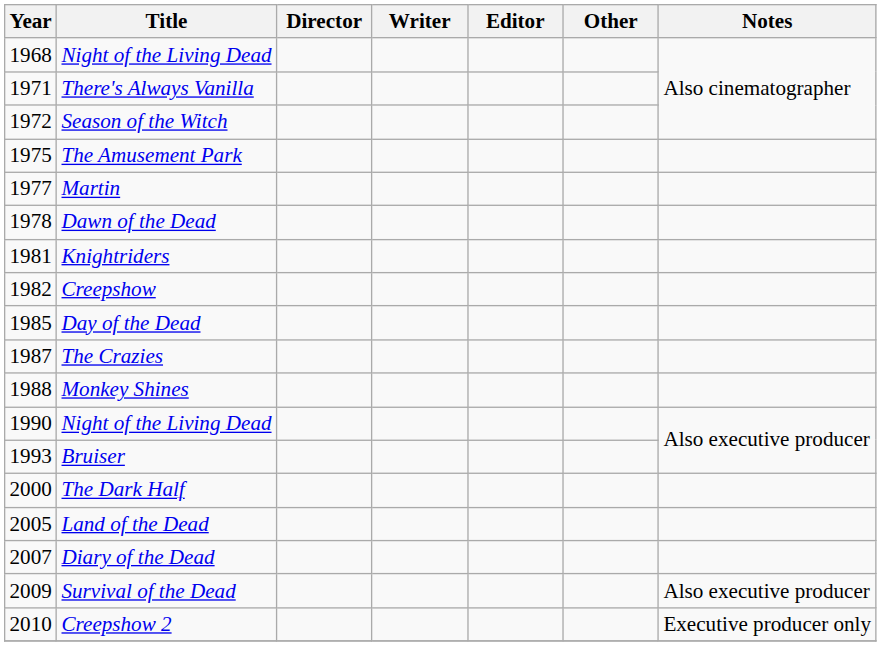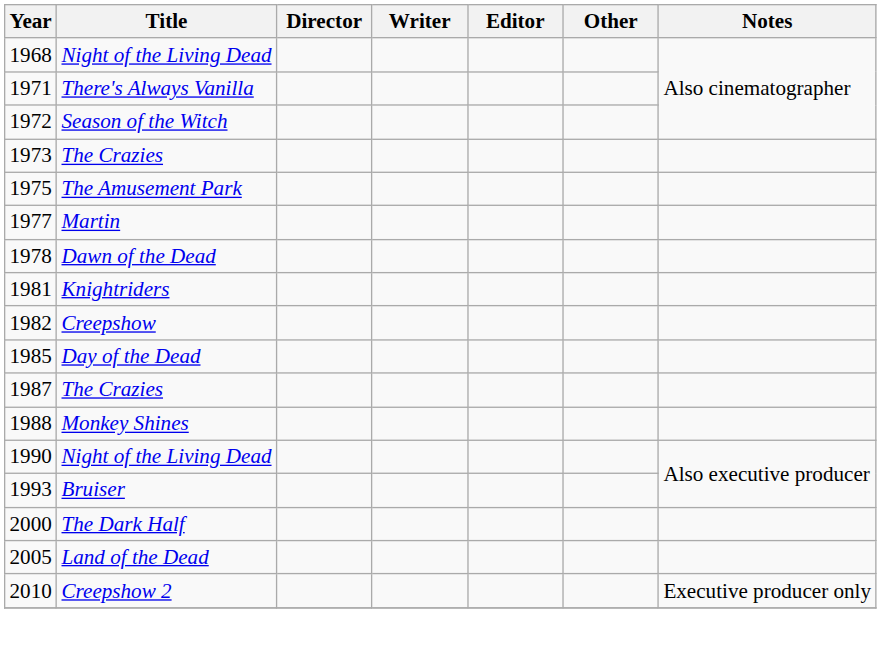+ row: (31, 155)
- row: (31, 557)
- row: (31, 590)
